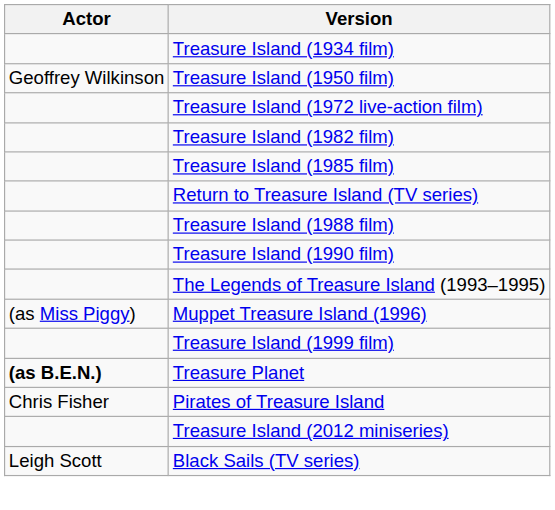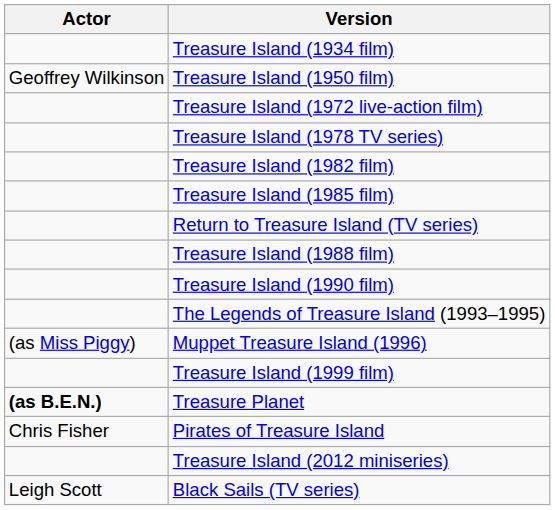+ row: (308, 136)
